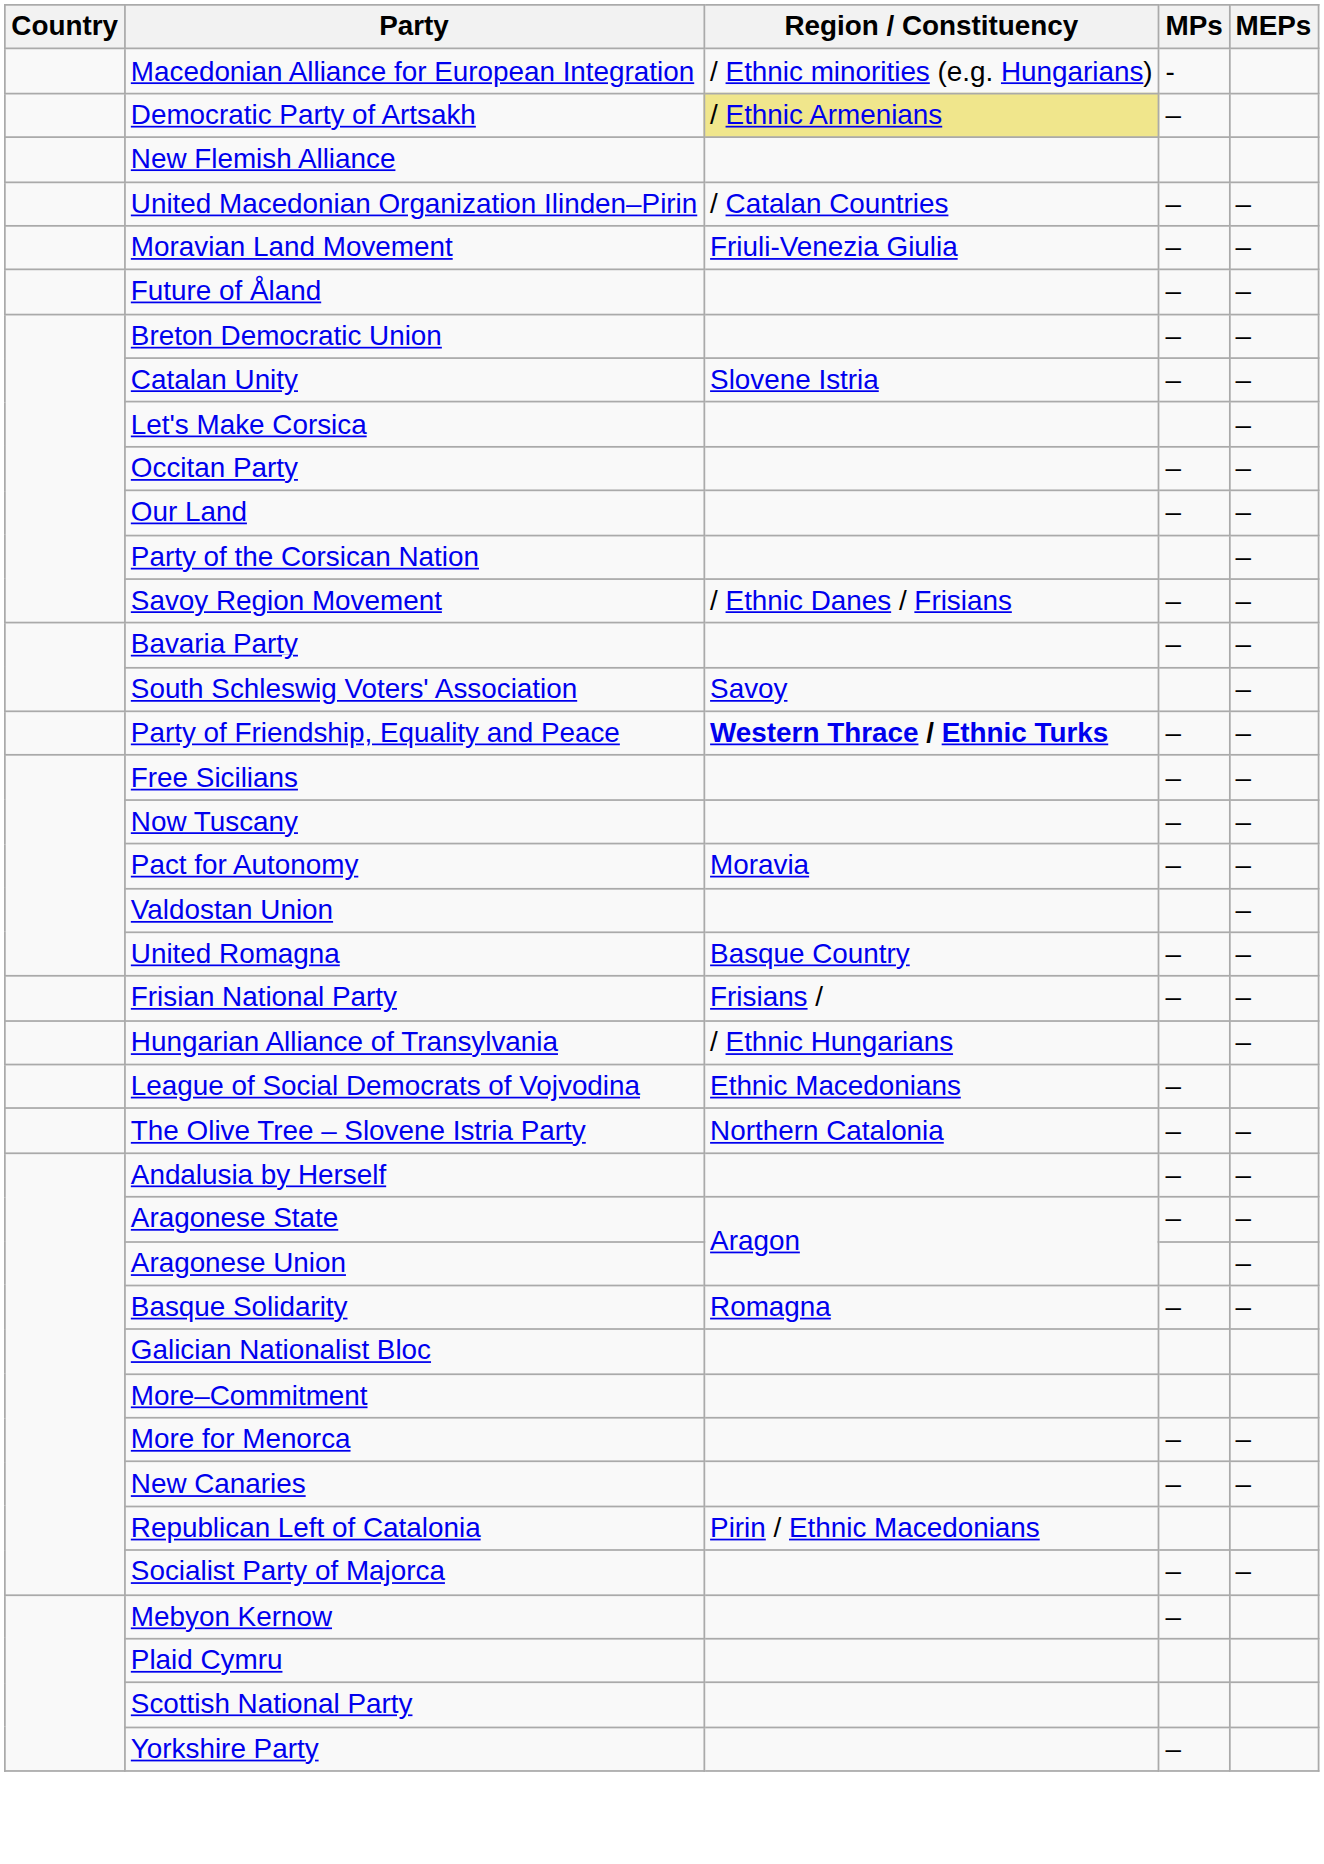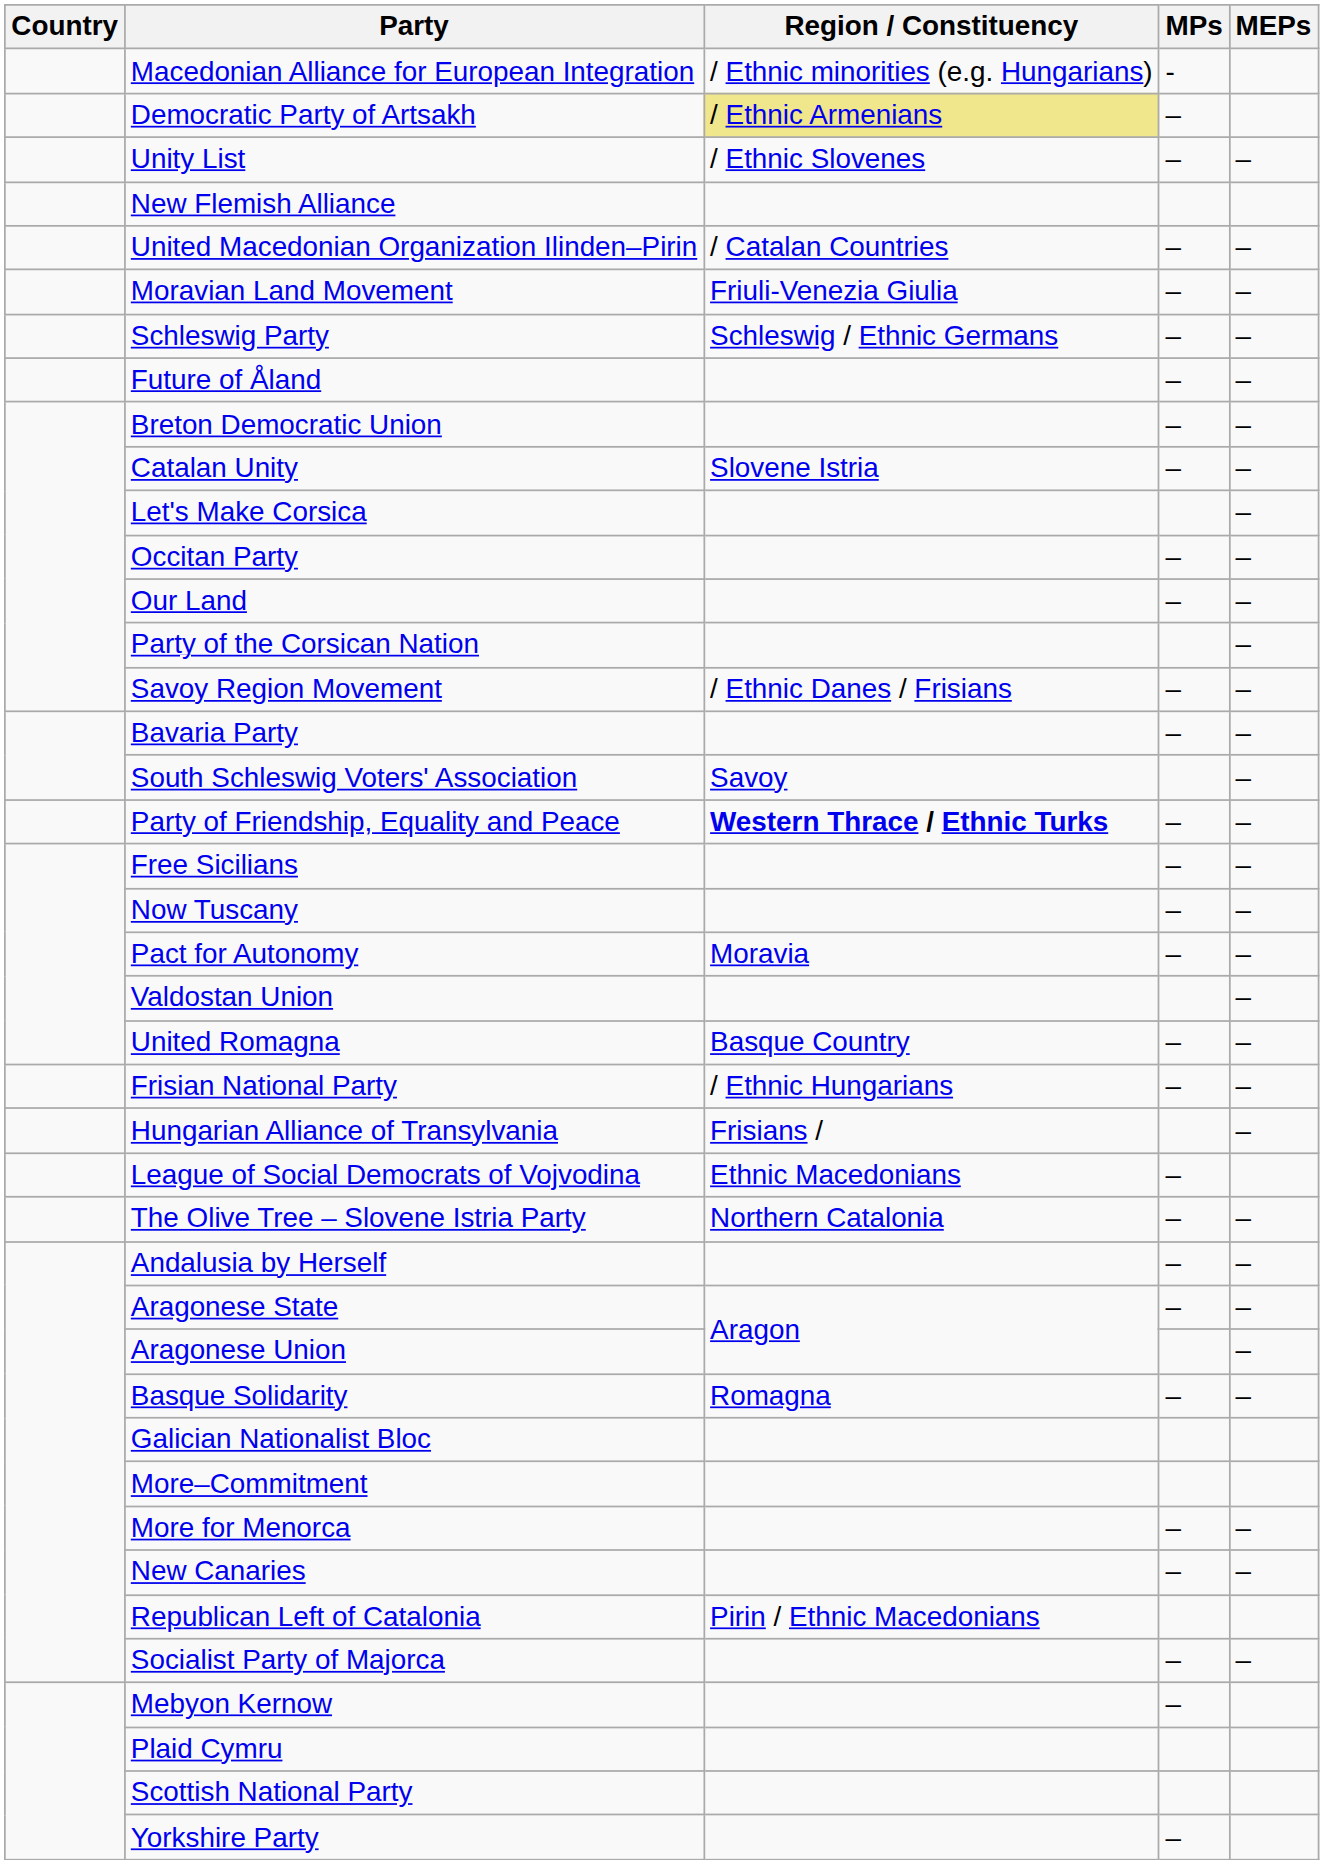+ row: (188, 159)
+ row: (230, 335)
(767, 997) Frisians / -> (832, 1086) / Ethnic Hungarians
(832, 1042) / Ethnic Hungarians -> (767, 1130) Frisians /
